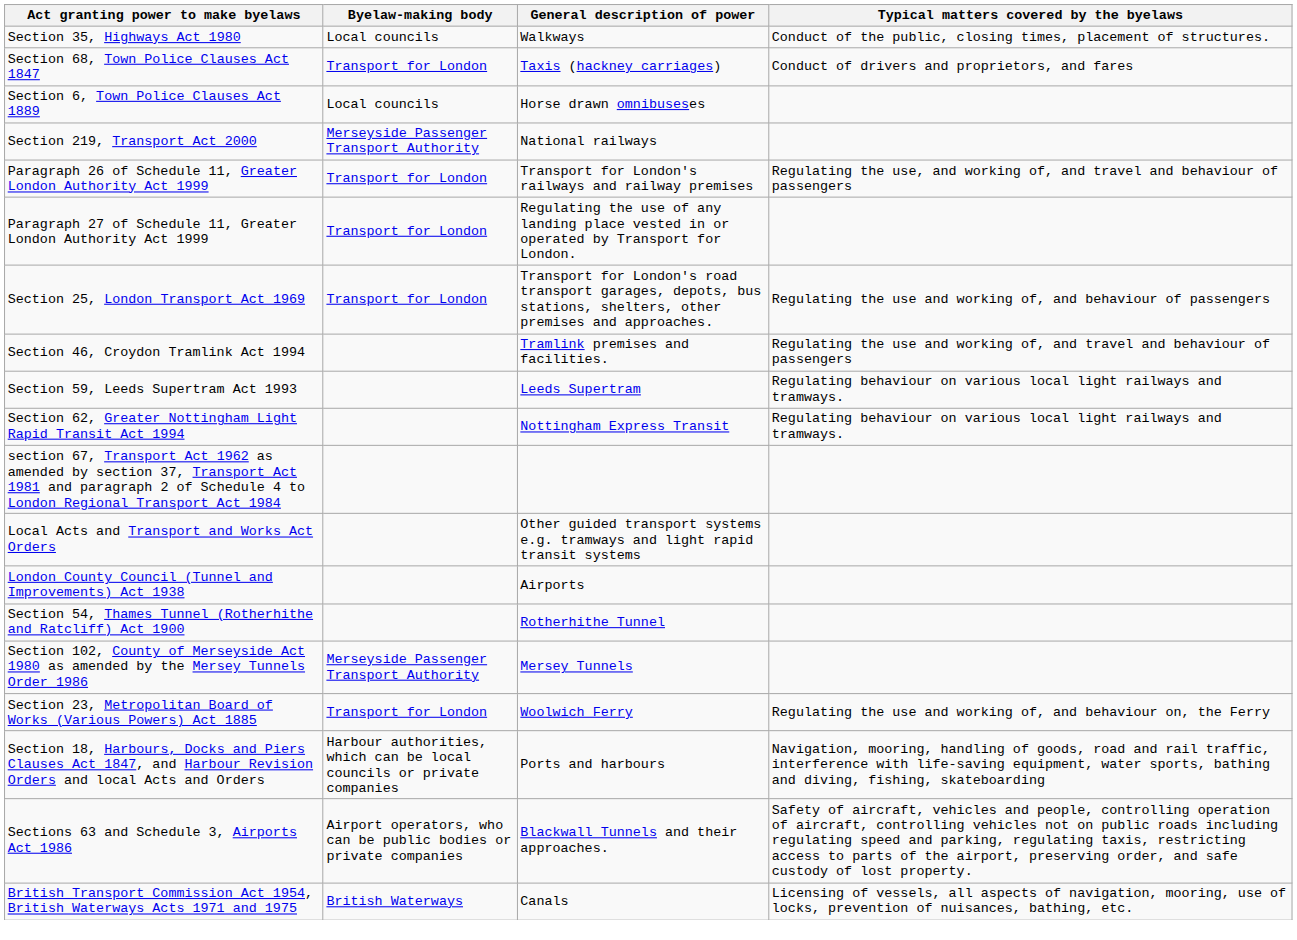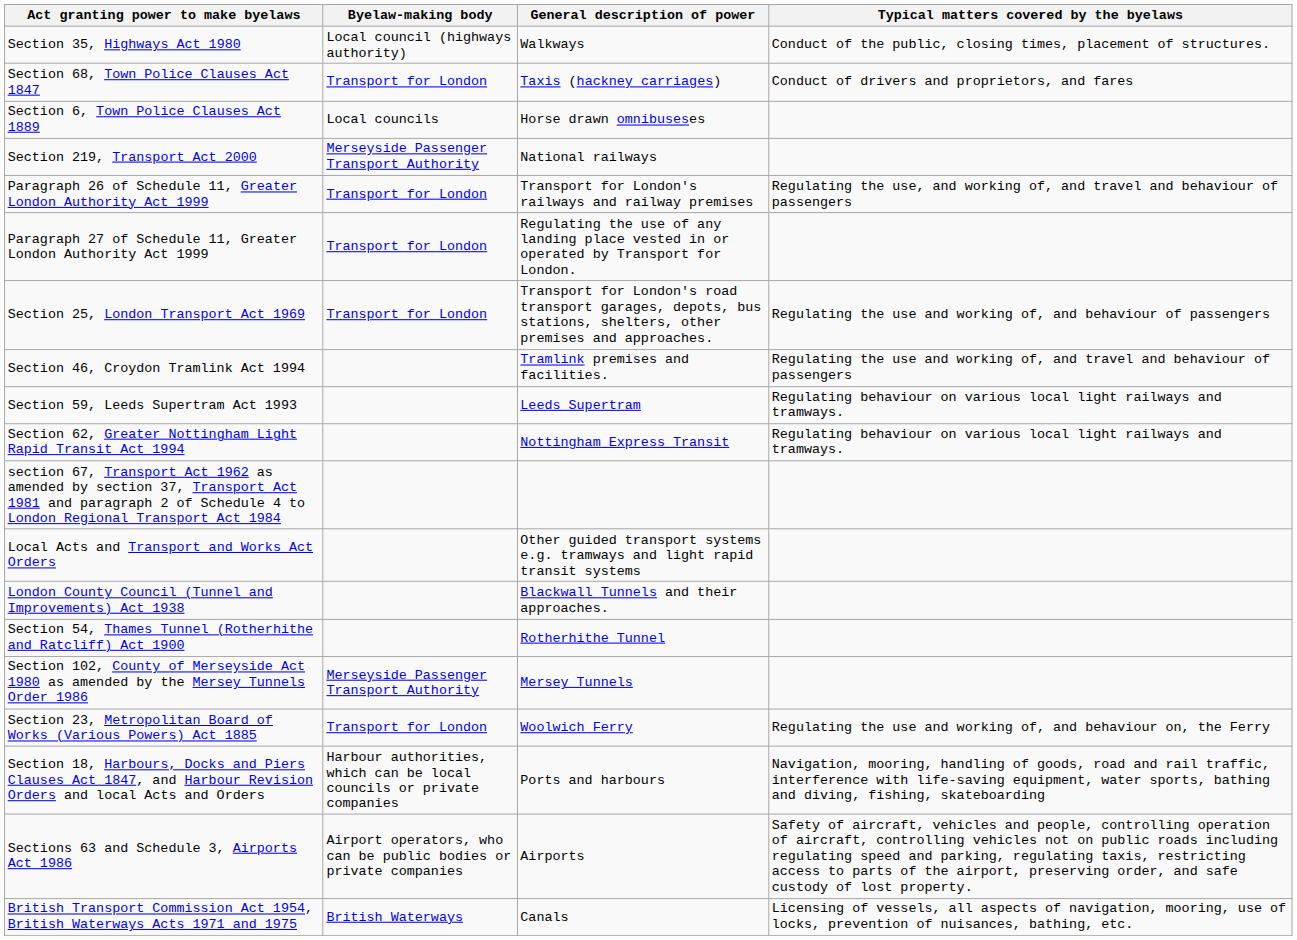(383, 37) Local councils -> (419, 45) Local council (highways authority)
(552, 585) Airports -> (629, 600) Blackwall Tunnels and their approaches.
(629, 841) Blackwall Tunnels and their approaches. -> (552, 856) Airports
